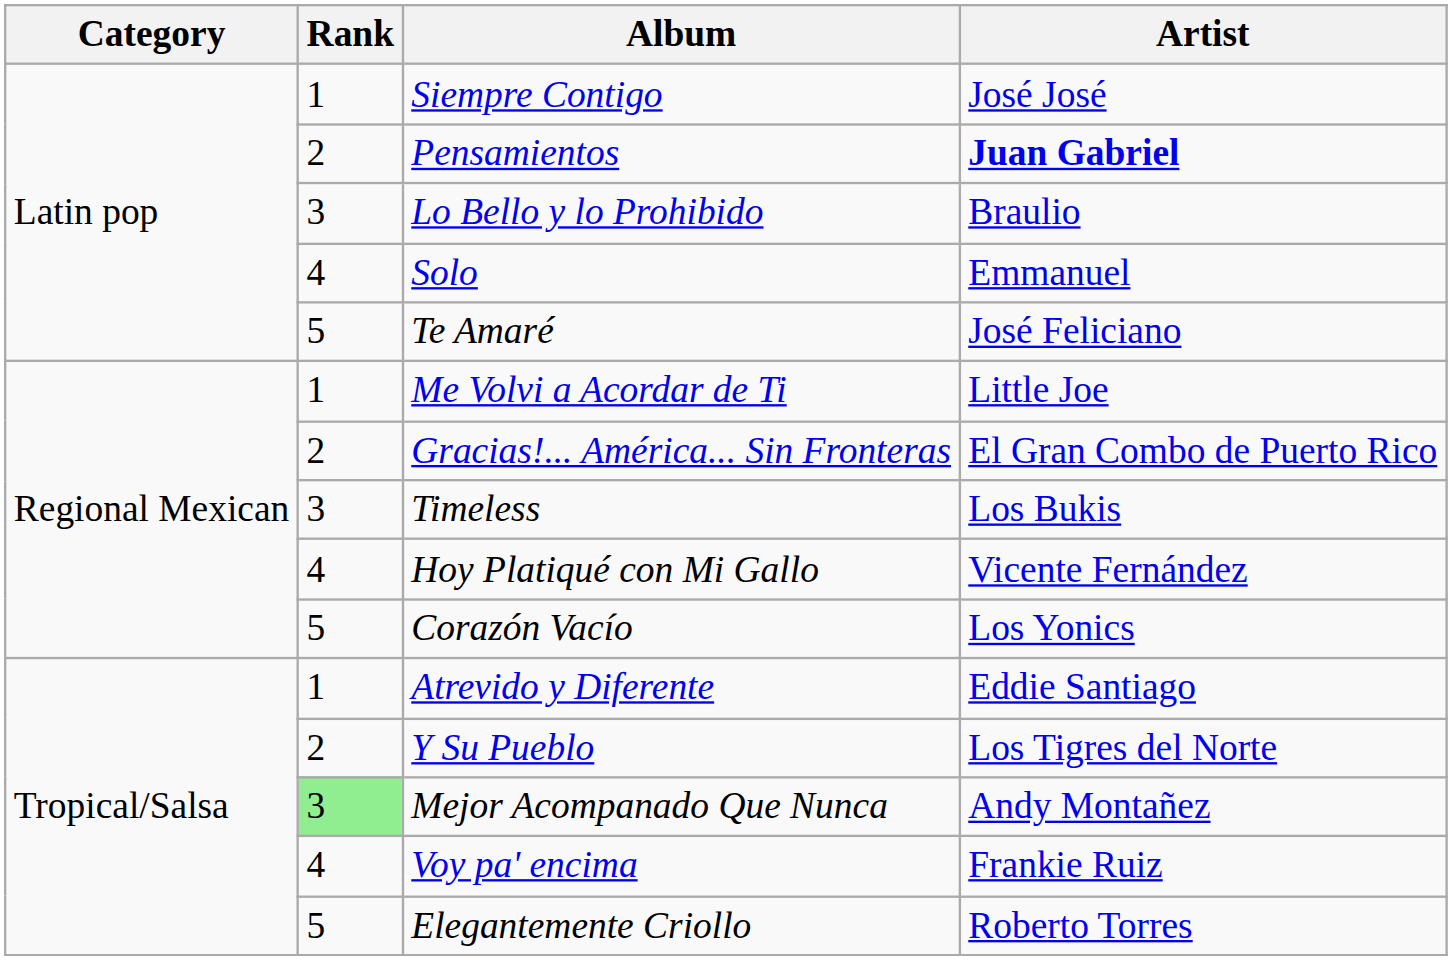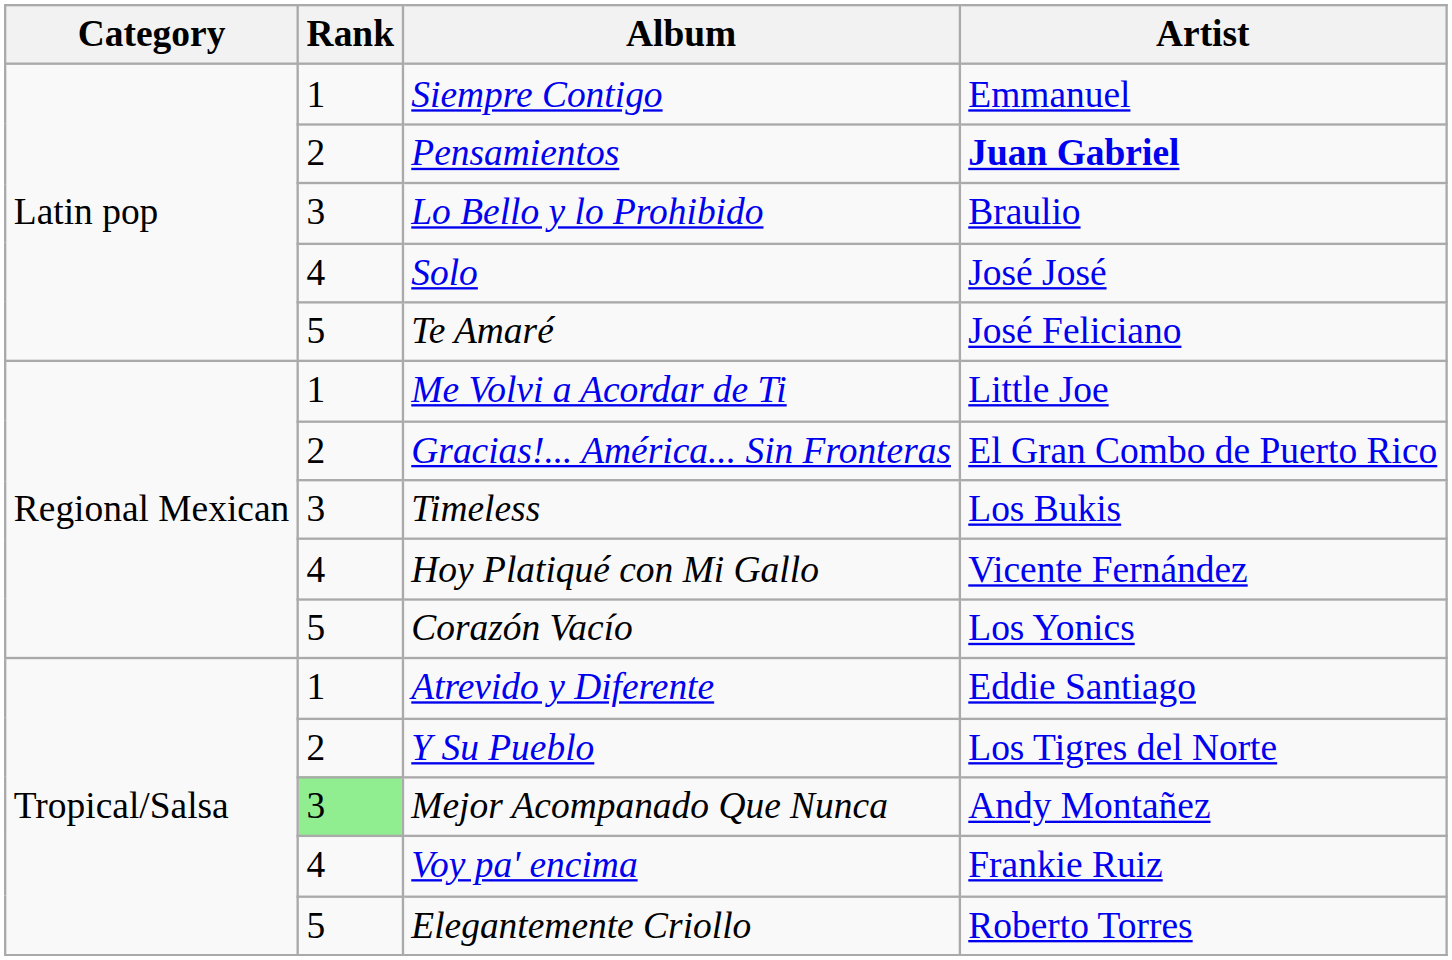(1037, 93) José José -> (1049, 93) Emmanuel
(1049, 271) Emmanuel -> (1037, 271) José José
